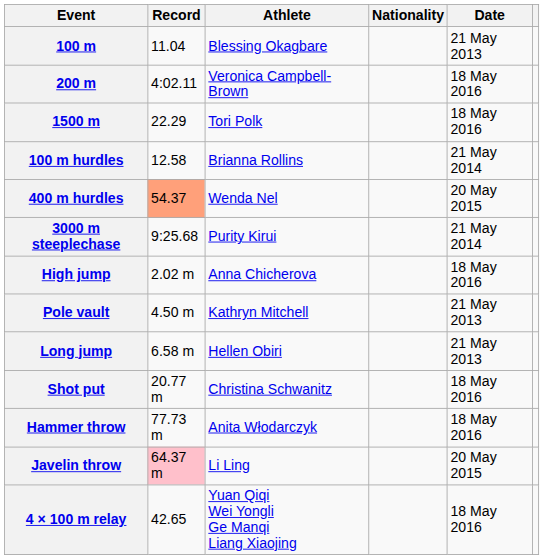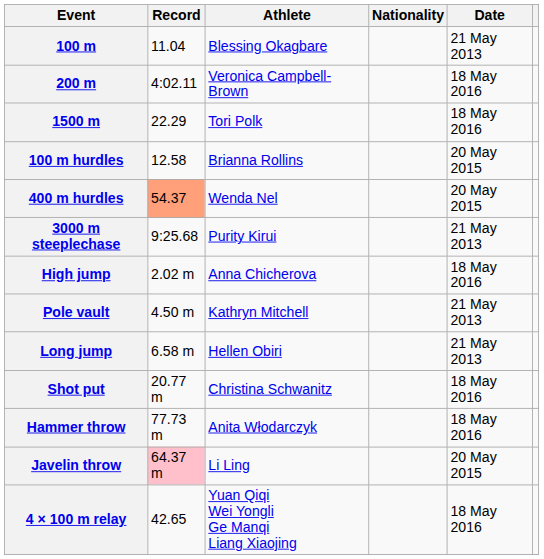(474, 160) 21 May 2014 -> (474, 160) 20 May 2015
(474, 236) 21 May 2014 -> (474, 236) 21 May 2013
